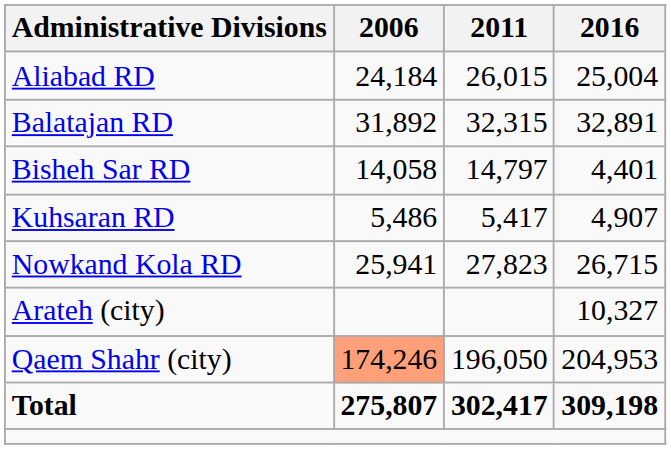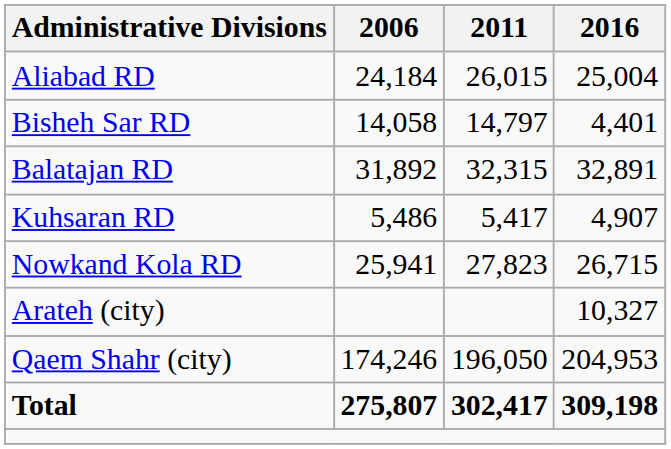rows swapped: (92, 122) <-> (101, 169)
(389, 358) lightsalmon background -> (389, 358) no background
